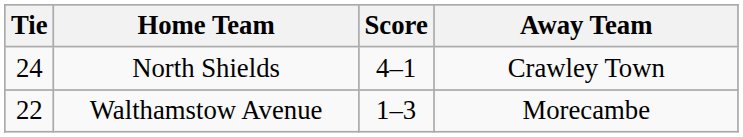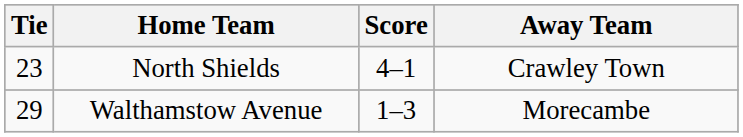(29, 68) 24 -> (29, 68) 23
(29, 110) 22 -> (29, 110) 29
